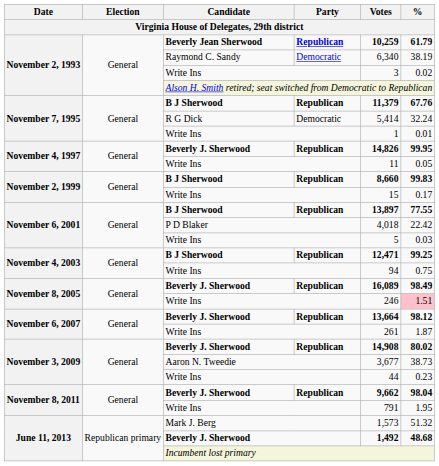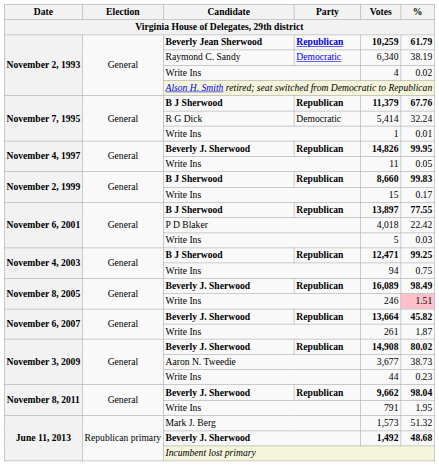(396, 73) 3 -> (396, 73) 4
(421, 316) 98.12 -> (421, 316) 45.82
